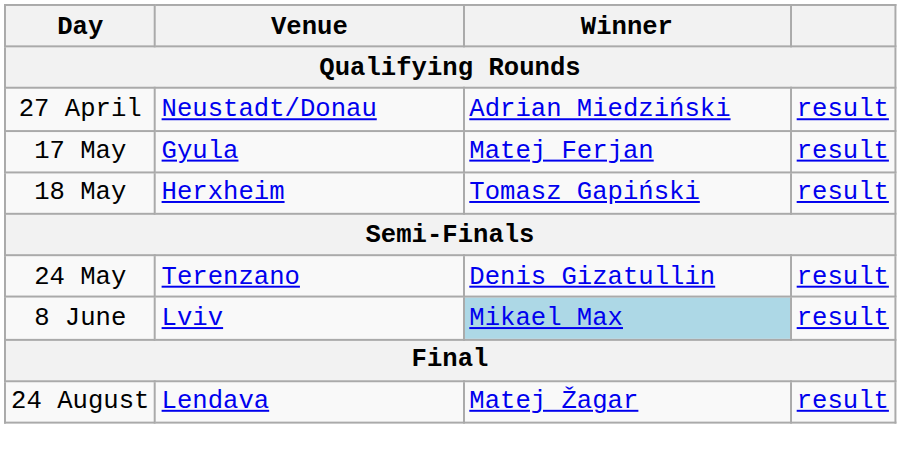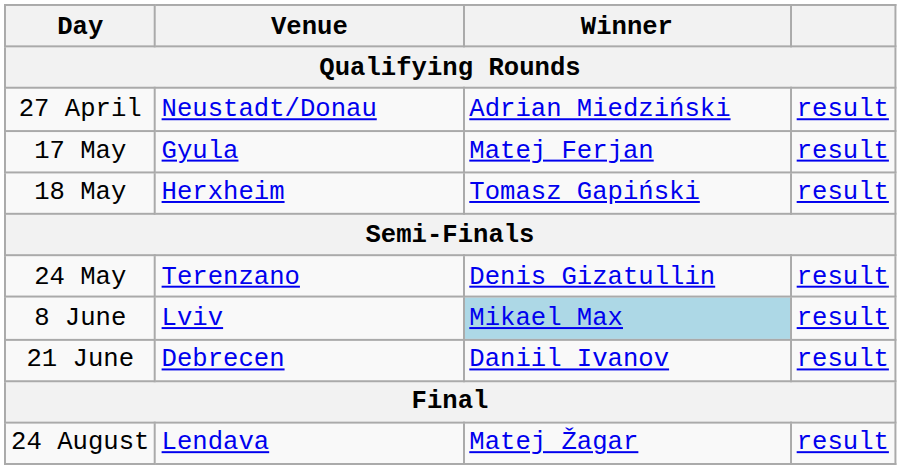+ row: (80, 360)
